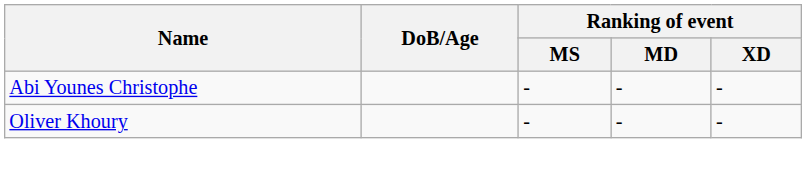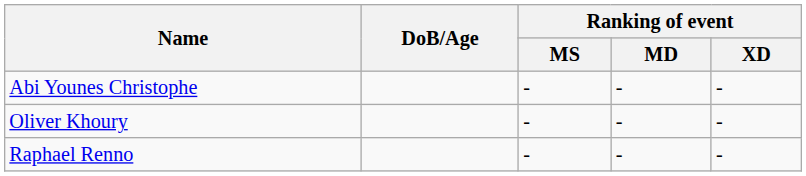+ row: (71, 154)
